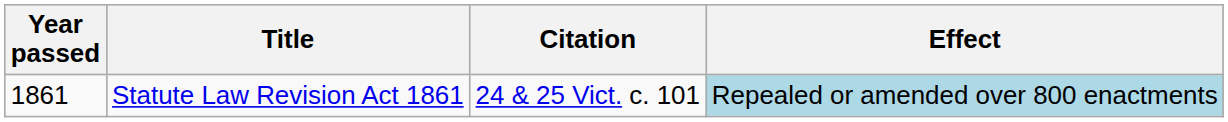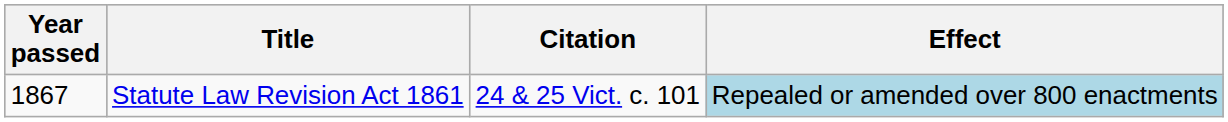(40, 95) 1861 -> (40, 95) 1867
